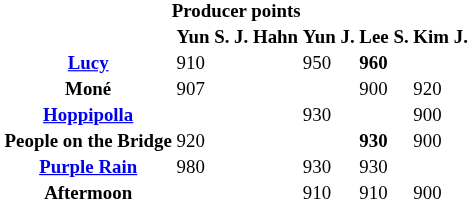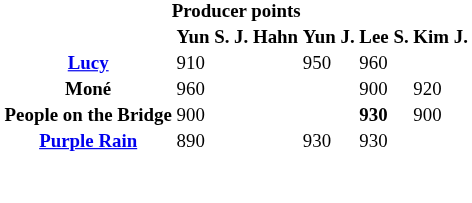(374, 62) bold -> (374, 62) normal
(191, 88) 907 -> (191, 88) 960
- row: (88, 114)
(191, 140) 920 -> (191, 114) 900
(191, 166) 980 -> (191, 140) 890
- row: (88, 192)
